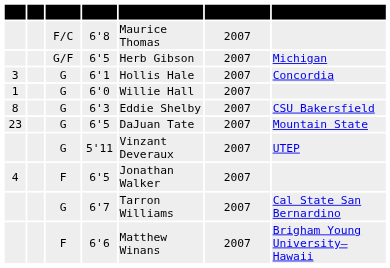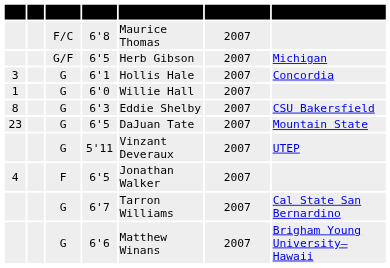(63, 243) F -> (63, 243) G
